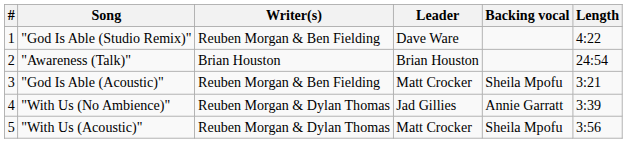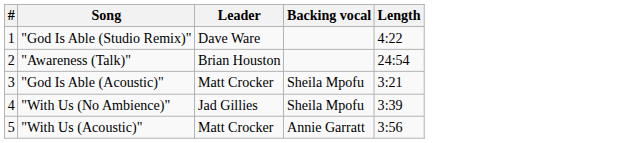- column: (294, 15)
(524, 104) Annie Garratt -> (326, 104) Sheila Mpofu
(524, 127) Sheila Mpofu -> (326, 127) Annie Garratt
